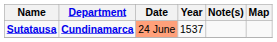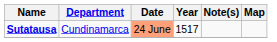(97, 29) bold -> (95, 29) normal
(192, 29) 1537 -> (187, 29) 1517
